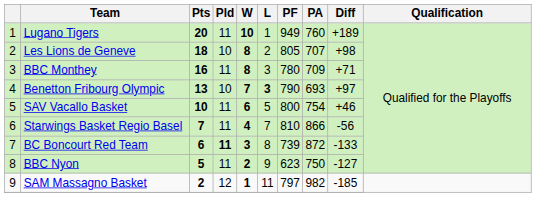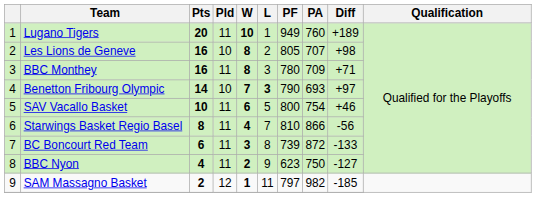(201, 51) 18 -> (201, 51) 16
(201, 88) 13 -> (201, 88) 14
(201, 126) 7 -> (201, 126) 8
(225, 145) bold -> (225, 145) normal
(201, 164) 5 -> (201, 164) 4
